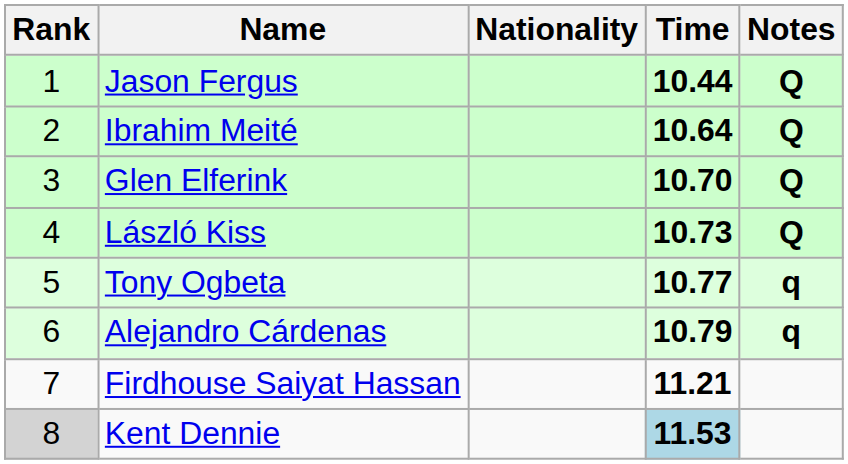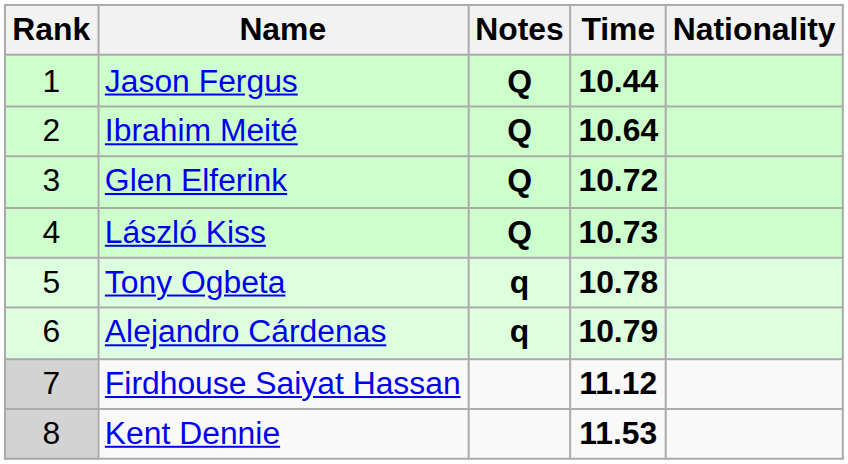columns swapped: (557, 29) <-> (791, 29)
(693, 181) 10.70 -> (618, 181) 10.72
(693, 282) 10.77 -> (618, 282) 10.78
(51, 383) no background -> (51, 383) lightgrey background
(693, 383) 11.21 -> (618, 383) 11.12
(693, 433) lightblue background -> (618, 433) no background
